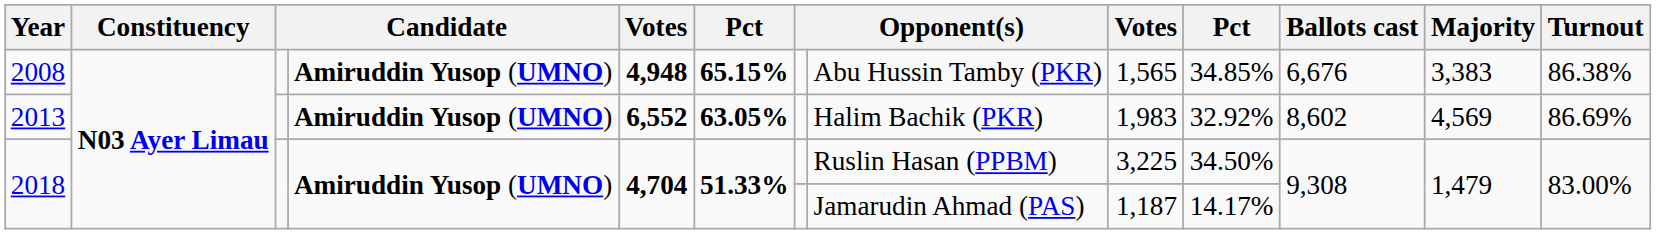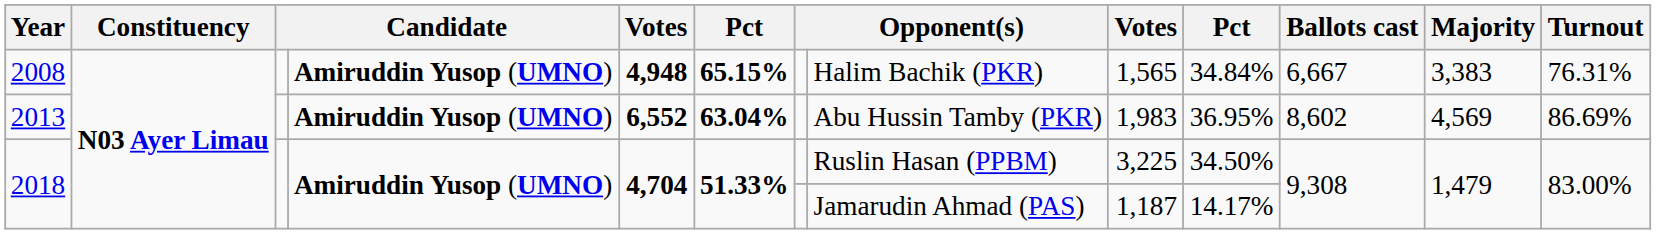(958, 71) Abu Hussin Tamby (PKR) -> (928, 71) Halim Bachik (PKR)
(1232, 71) 34.85% -> (1232, 71) 34.84%
(1317, 71) 6,676 -> (1317, 71) 6,667
(1590, 71) 86.38% -> (1590, 71) 76.31%
(744, 116) 63.05% -> (744, 116) 63.04%
(928, 116) Halim Bachik (PKR) -> (958, 116) Abu Hussin Tamby (PKR)
(1232, 116) 32.92% -> (1232, 116) 36.95%
